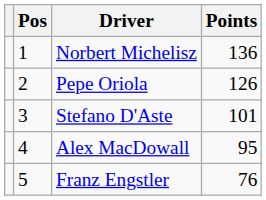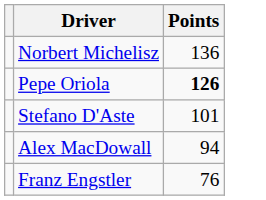- column: (33, 20)
(243, 84) normal -> (205, 84) bold
(248, 147) 95 -> (210, 147) 94
